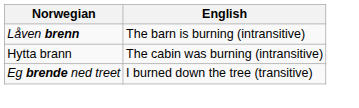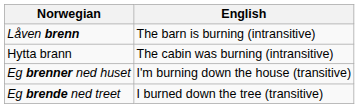+ row: (69, 73)
